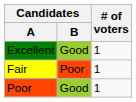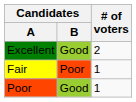(97, 50) 1 -> (97, 50) 2
